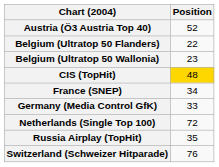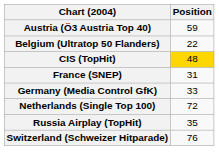(192, 28) 52 -> (192, 28) 59
- row: (87, 59)
(192, 91) 34 -> (192, 75) 31
